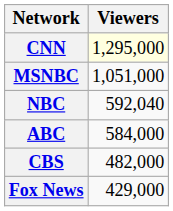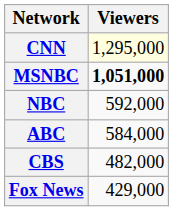(128, 76) normal -> (128, 76) bold
(135, 104) 592,040 -> (135, 104) 592,000
